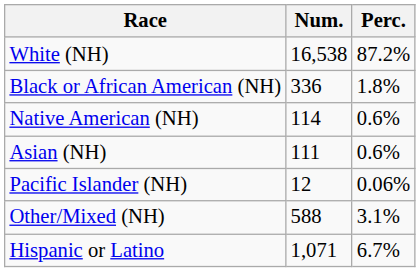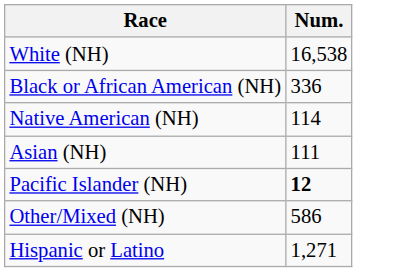- column: (384, 20)
(301, 184) normal -> (301, 184) bold
(306, 217) 588 -> (306, 217) 586
(314, 250) 1,071 -> (314, 250) 1,271
